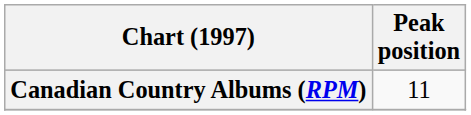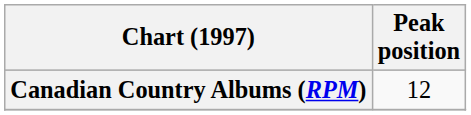(419, 89) 11 -> (419, 89) 12
